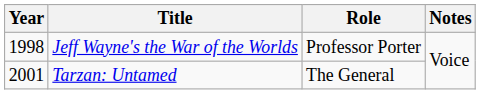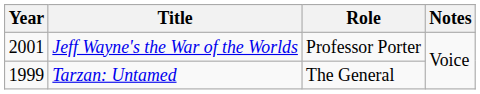(26, 46) 1998 -> (26, 46) 2001
(26, 74) 2001 -> (26, 74) 1999
